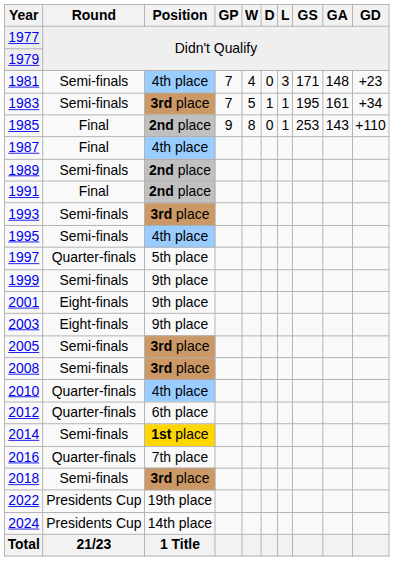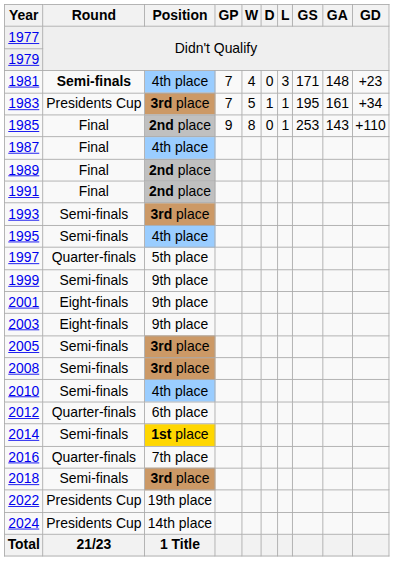(94, 81) normal -> (94, 81) bold
(94, 103) Semi-finals -> (94, 103) Presidents Cup
(94, 170) Semi-finals -> (94, 170) Final
(94, 390) Quarter-finals -> (94, 390) Semi-finals
